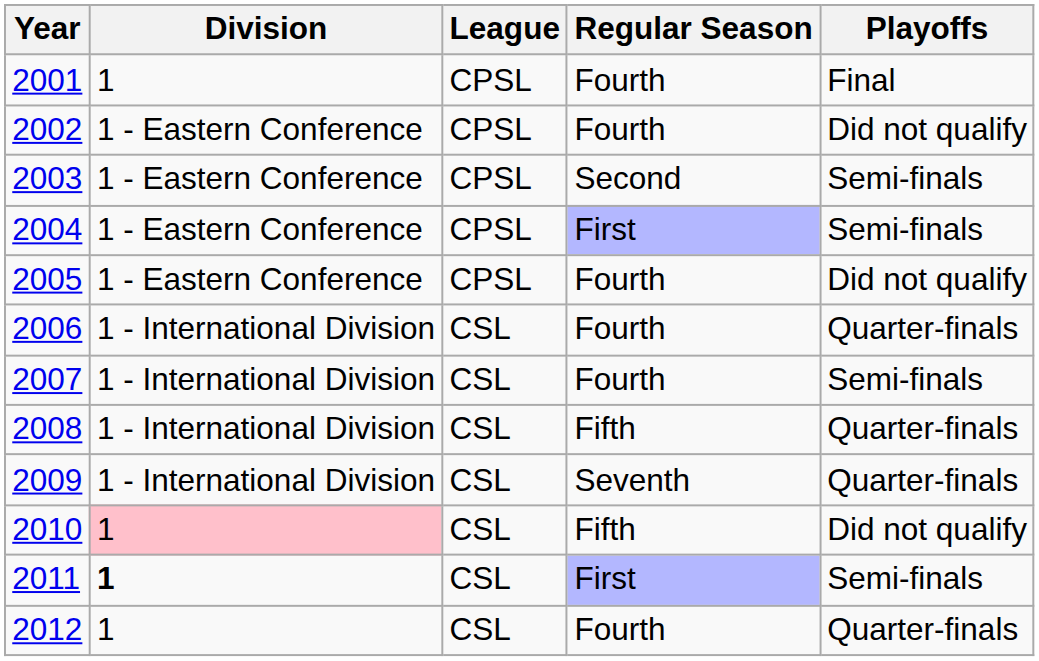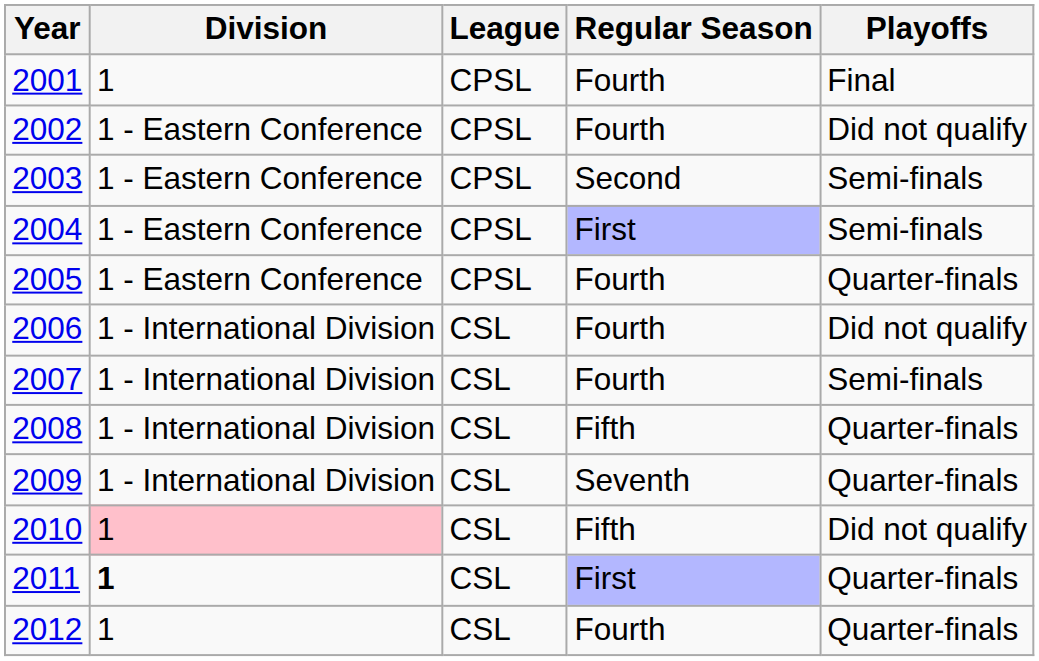(927, 279) Did not qualify -> (923, 279) Quarter-finals
(923, 329) Quarter-finals -> (927, 329) Did not qualify
(905, 579) Semi-finals -> (923, 579) Quarter-finals
